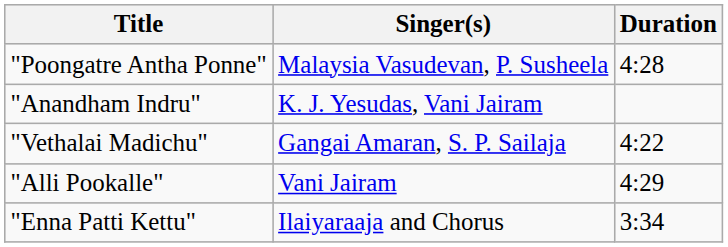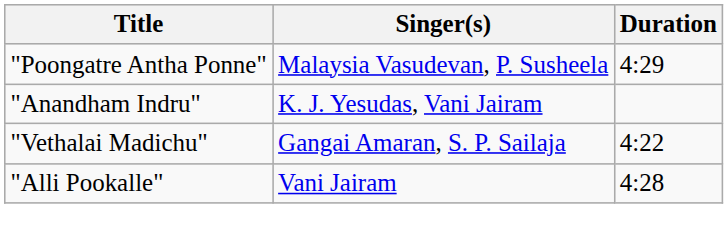(642, 63) 4:28 -> (642, 63) 4:29
(642, 182) 4:29 -> (642, 182) 4:28
- row: (103, 222)
